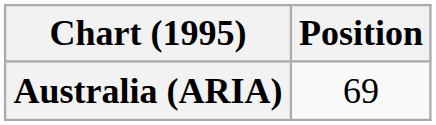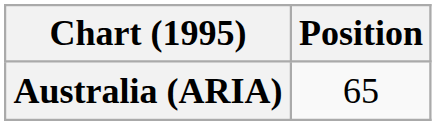(361, 90) 69 -> (361, 90) 65
